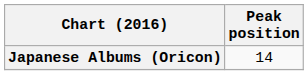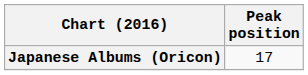(264, 58) 14 -> (264, 58) 17
